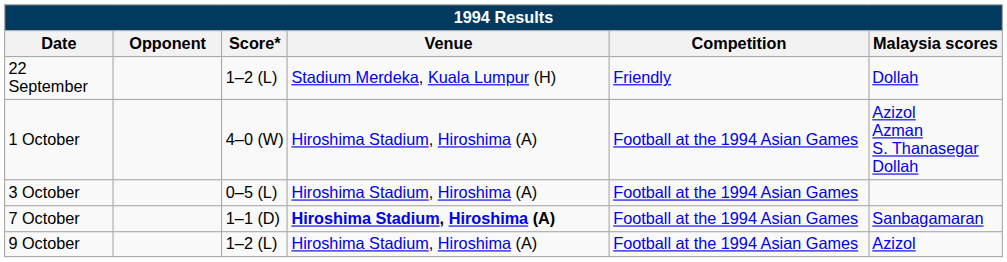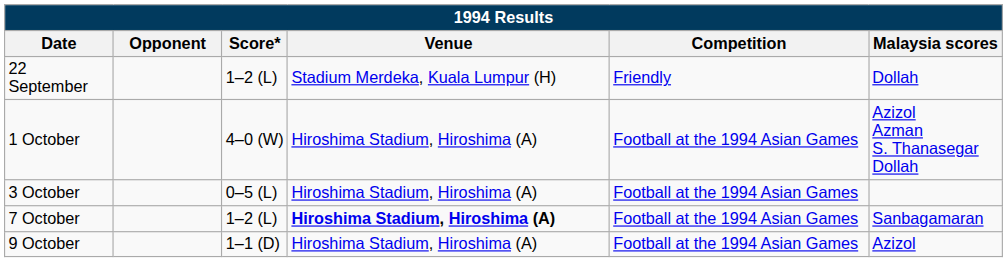(253, 219) 1–1 (D) -> (252, 219) 1–2 (L)
(252, 244) 1–2 (L) -> (253, 244) 1–1 (D)
